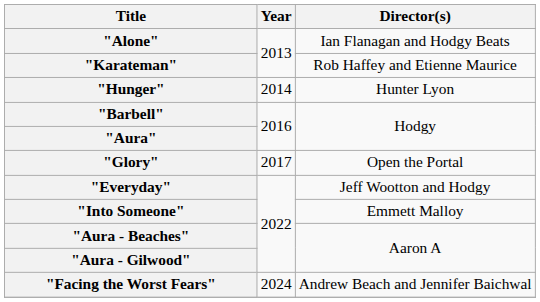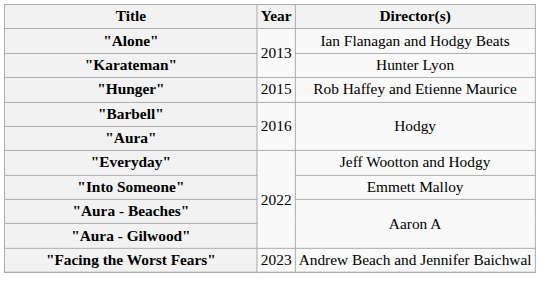(415, 65) Rob Haffey and Etienne Maurice -> (415, 65) Hunter Lyon
(276, 89) 2014 -> (276, 89) 2015
(415, 89) Hunter Lyon -> (415, 89) Rob Haffey and Etienne Maurice
- row: (131, 162)
(276, 284) 2024 -> (276, 260) 2023
